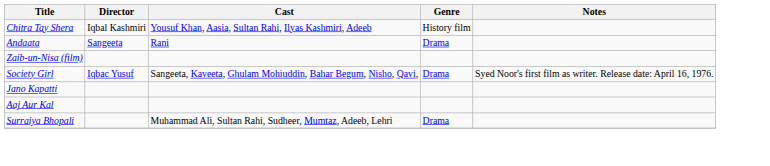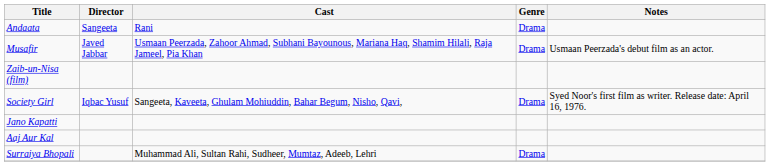- row: (40, 27)
+ row: (22, 48)
